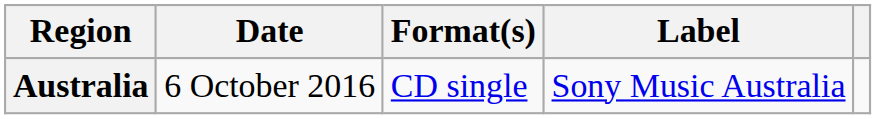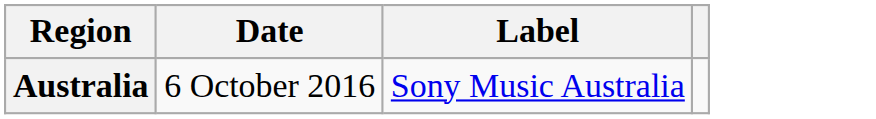- column: (463, 31)
